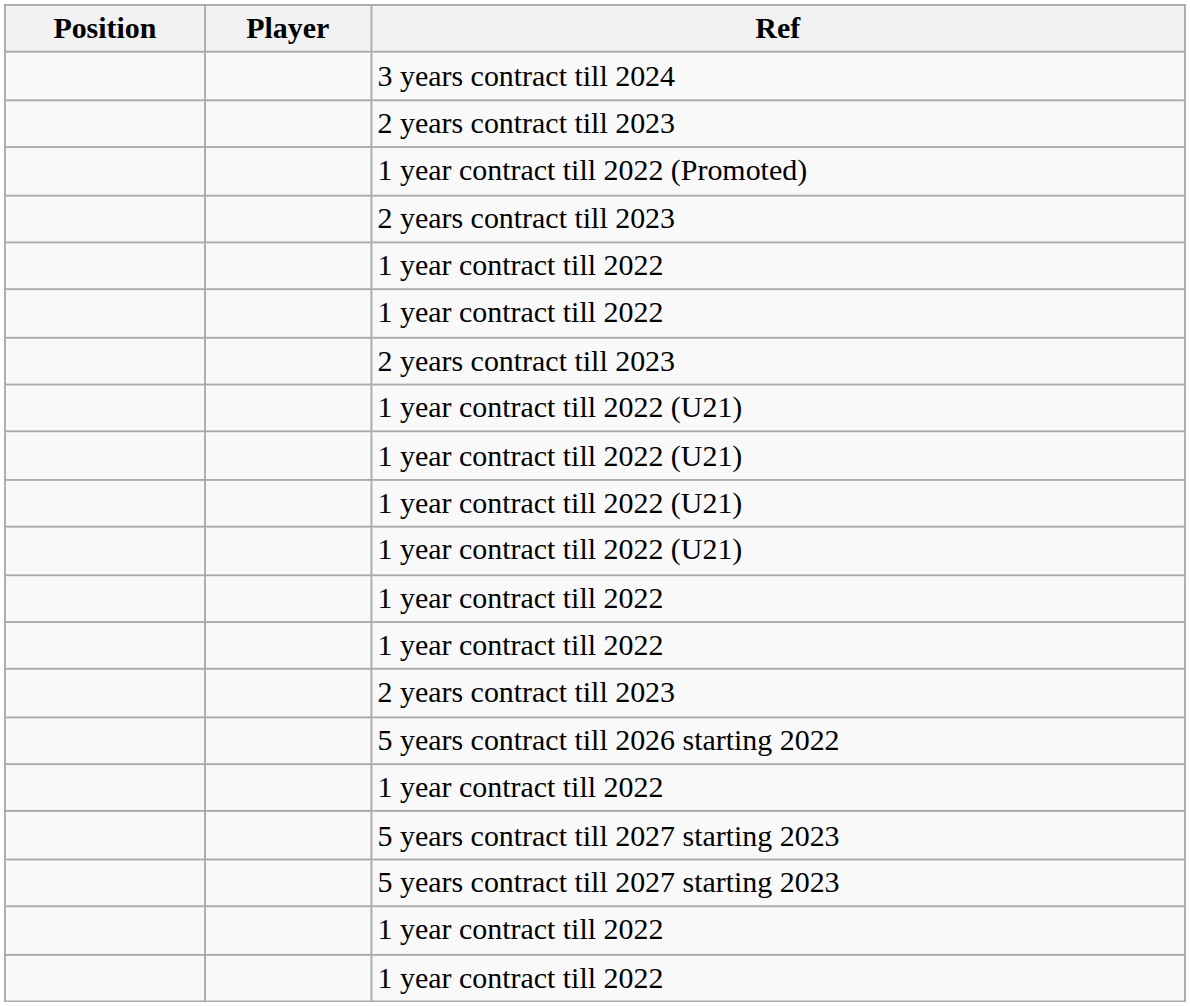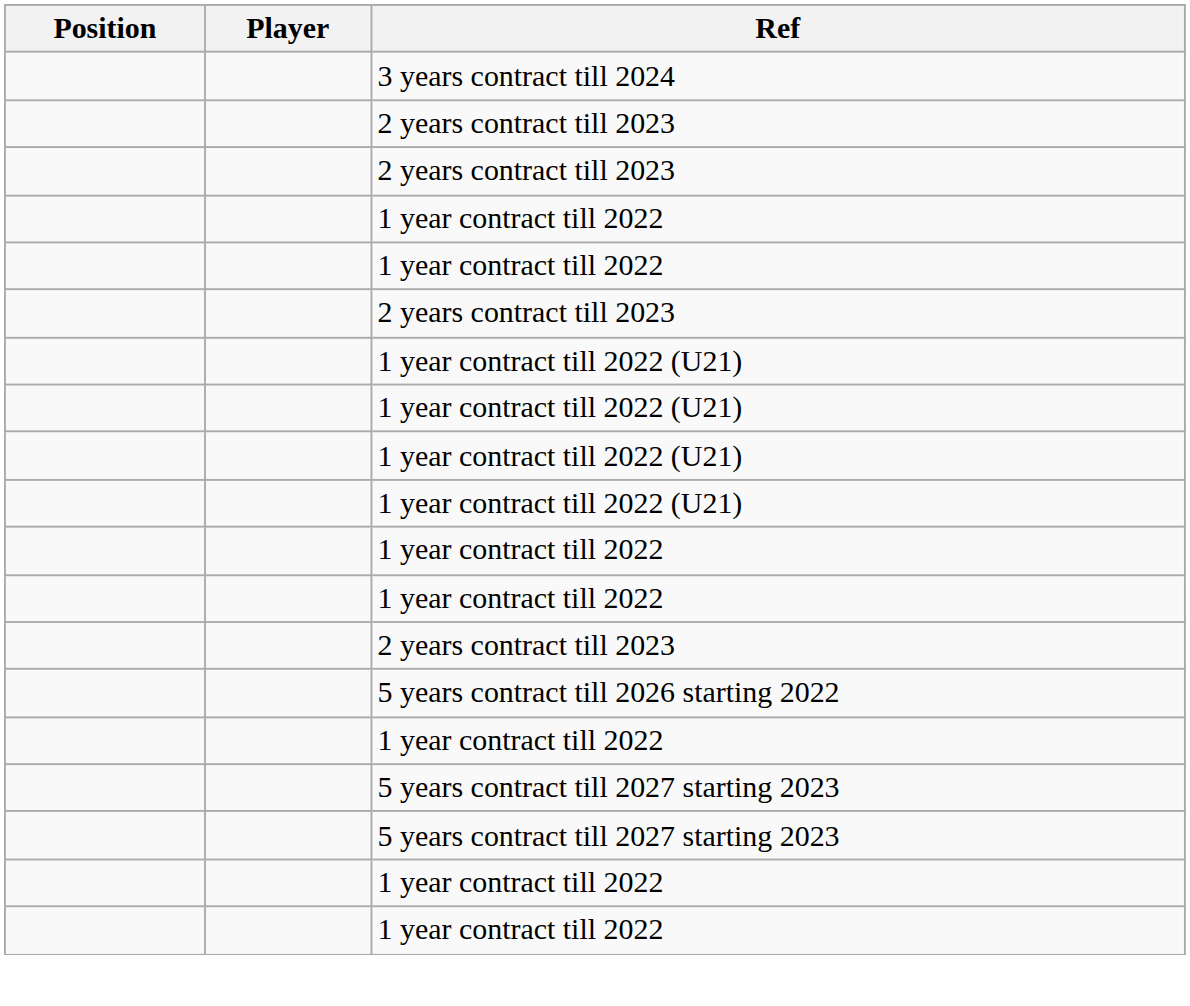- row: (105, 171)
